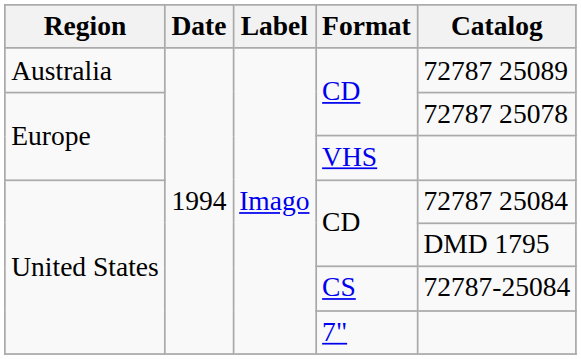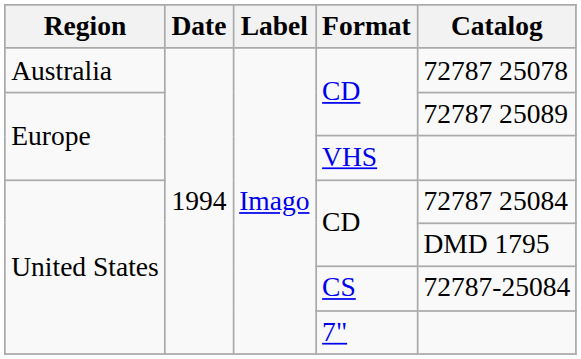(496, 69) 72787 25089 -> (496, 69) 72787 25078
(496, 113) 72787 25078 -> (496, 113) 72787 25089
